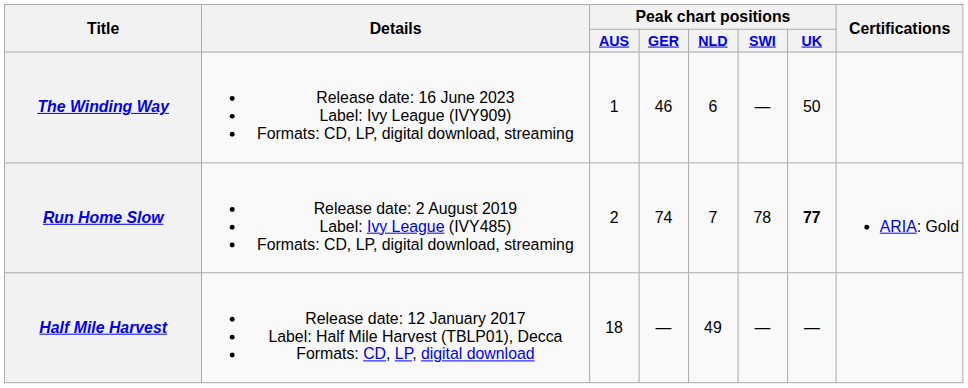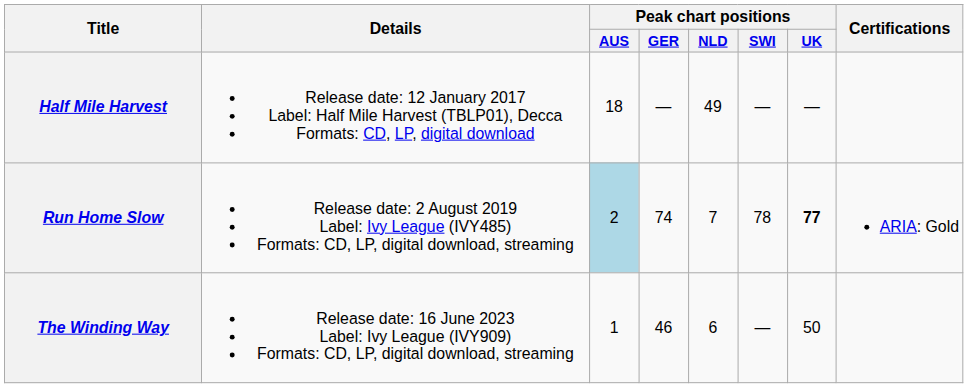rows swapped: (103, 327) <-> (103, 107)
(614, 217) no background -> (614, 217) lightblue background
